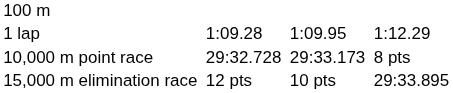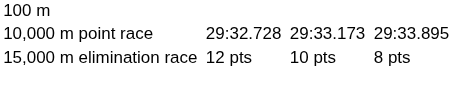- row: (22, 34)
(392, 57) 8 pts -> (411, 34) 29:33.895
(411, 80) 29:33.895 -> (392, 57) 8 pts
